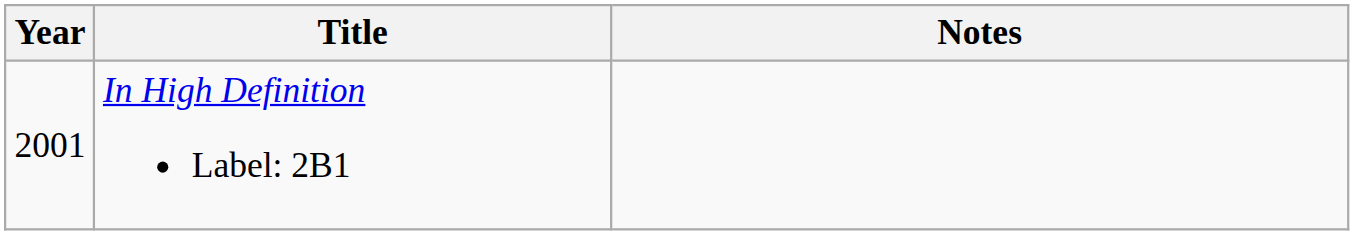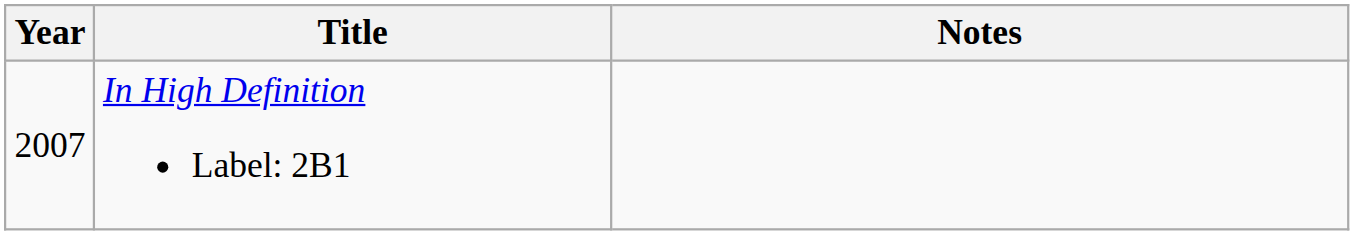(50, 144) 2001 -> (50, 144) 2007
